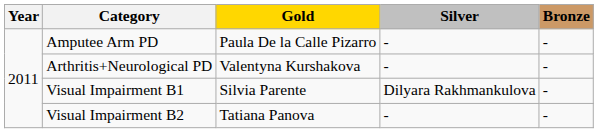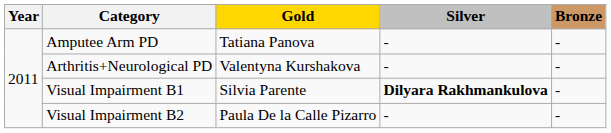(298, 41) Paula De la Calle Pizarro -> (267, 41) Tatiana Panova
(460, 90) normal -> (466, 90) bold
(267, 115) Tatiana Panova -> (298, 115) Paula De la Calle Pizarro
